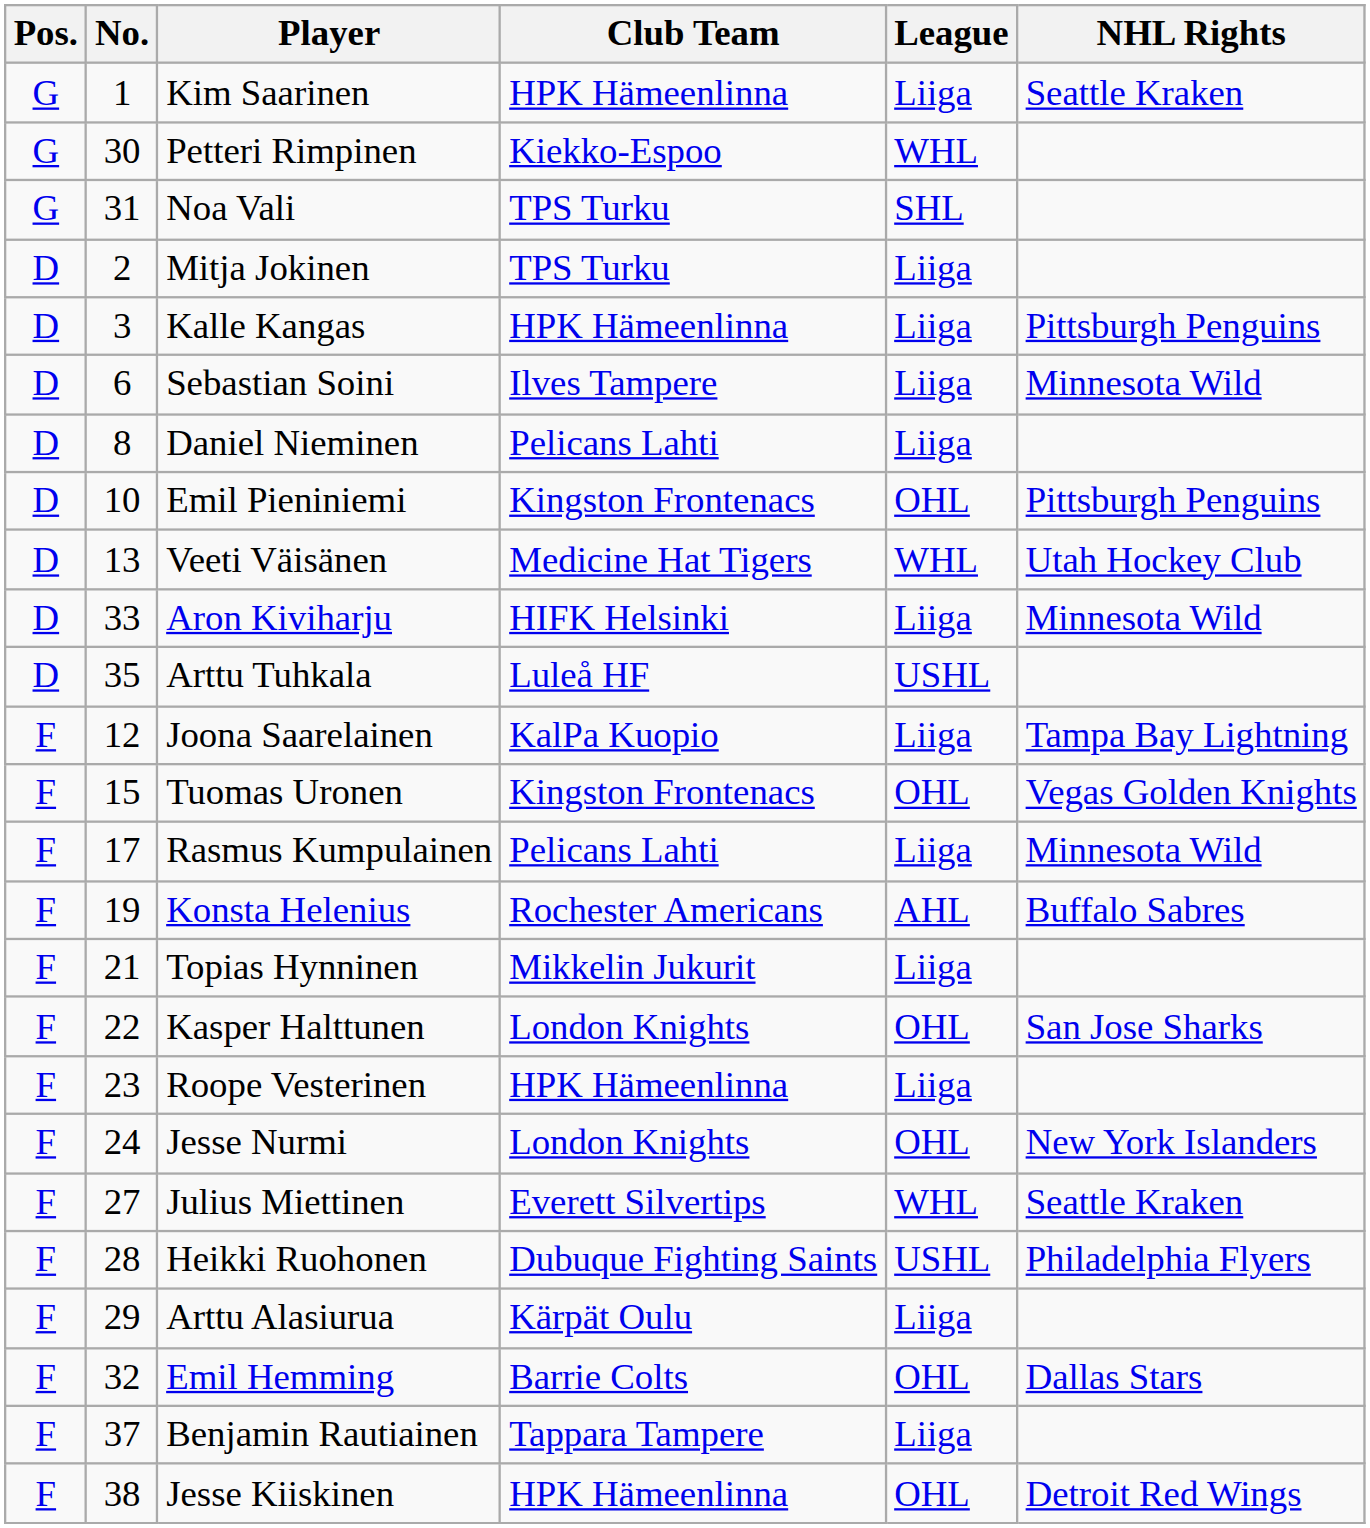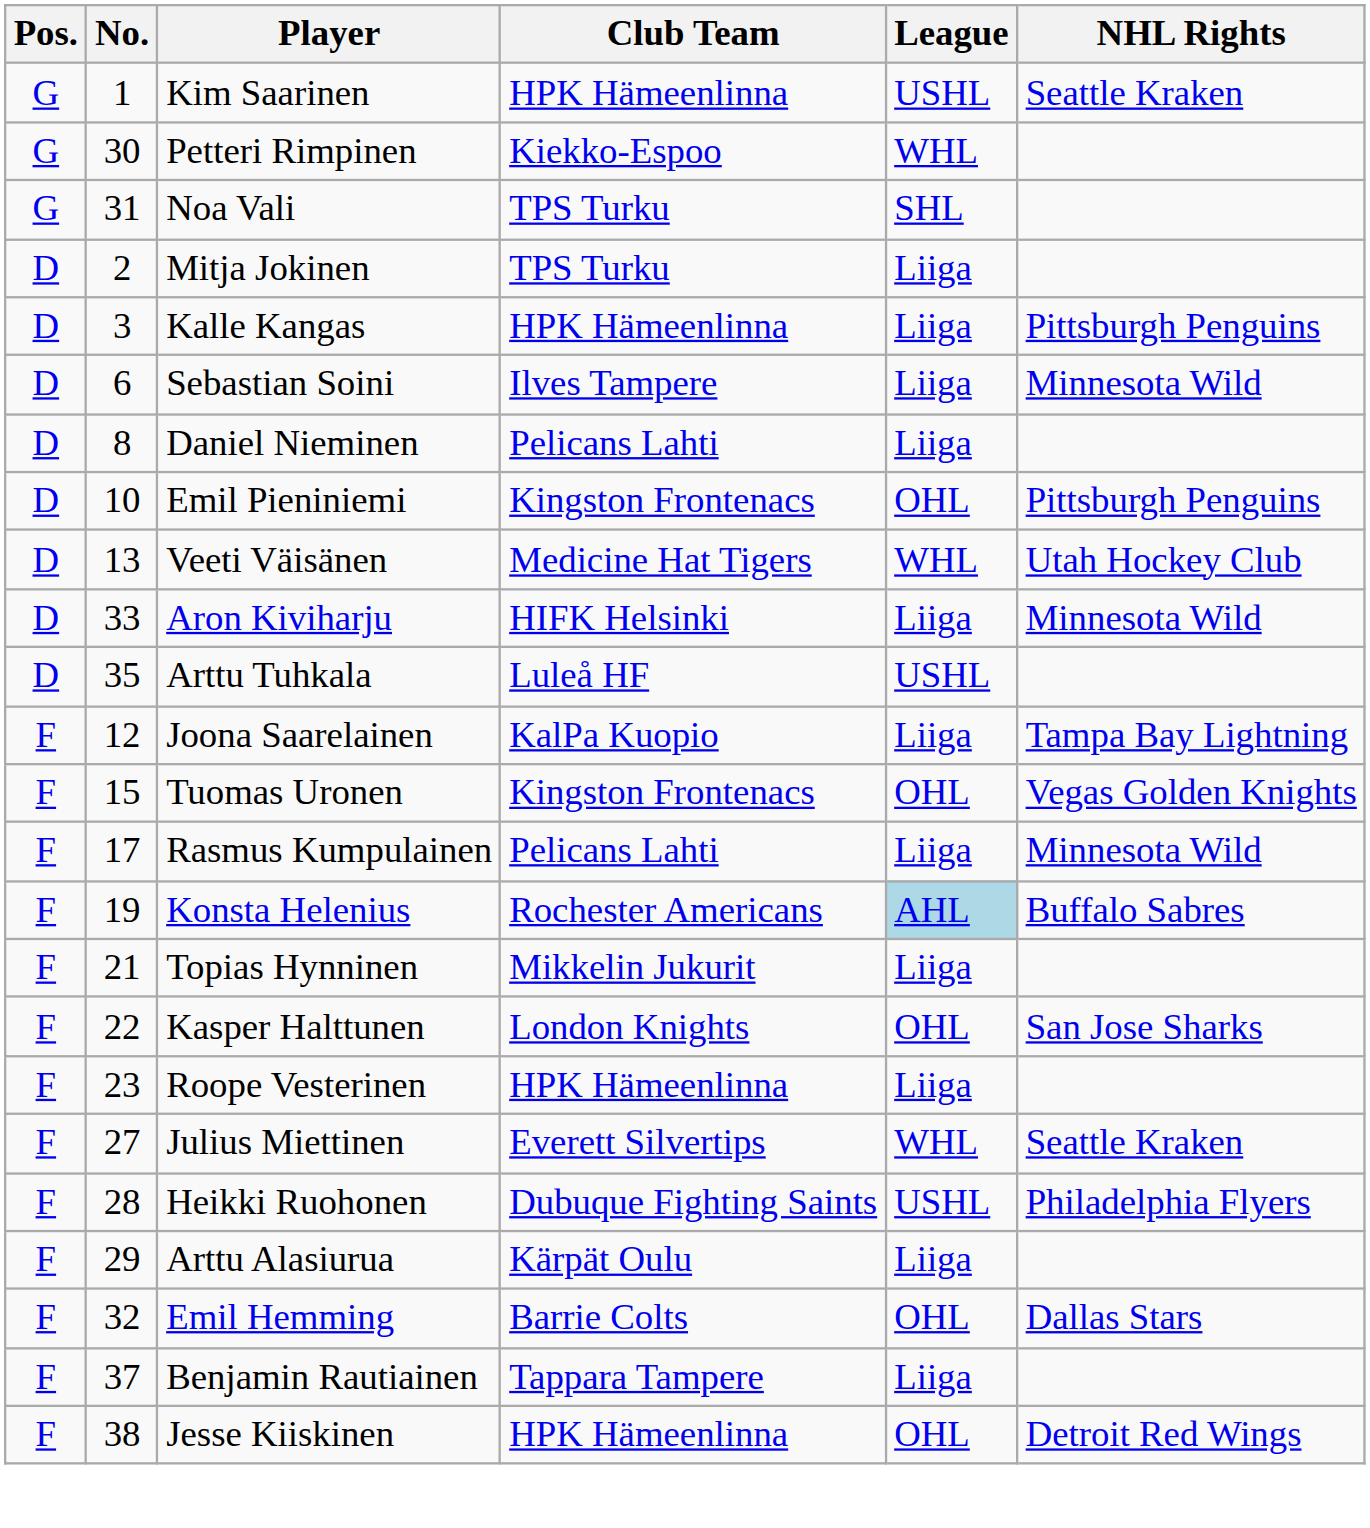(933, 92) Liiga -> (942, 92) USHL
(932, 909) no background -> (932, 909) lightblue background
- row: (257, 1142)
